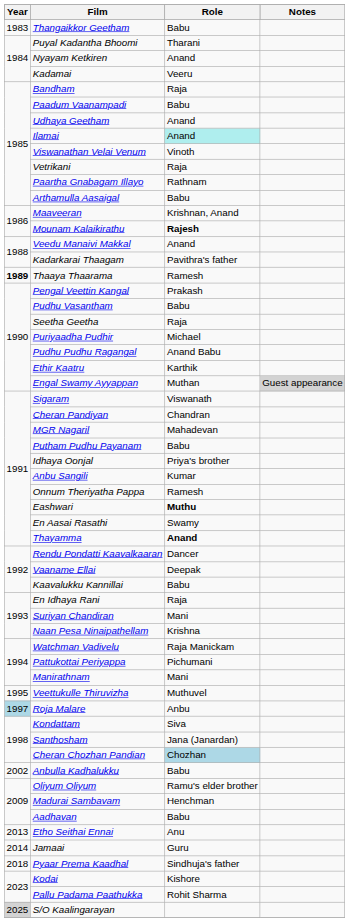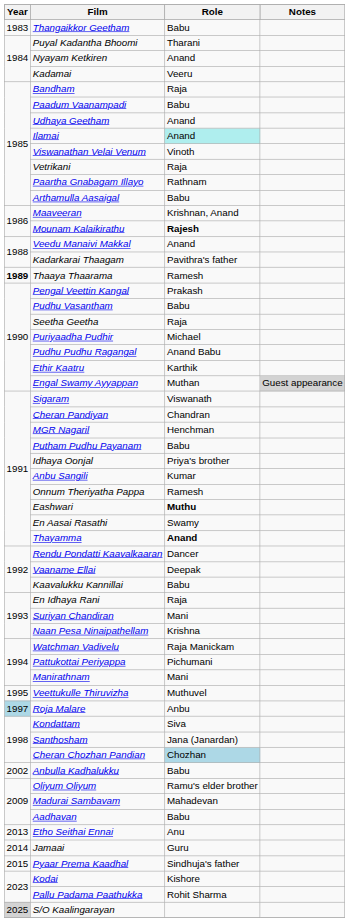(192, 430) Mahadevan -> (191, 430) Henchman
(191, 801) Henchman -> (192, 801) Mahadevan
(17, 863) 2018 -> (17, 863) 2015
